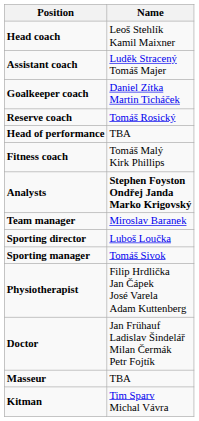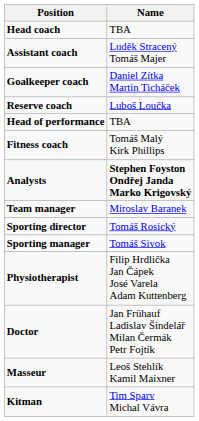(142, 36) Leoš Stehlík Kamil Maixner -> (120, 30) TBA
(143, 117) Tomáš Rosický -> (140, 105) Luboš Loučka
(140, 238) Luboš Loučka -> (143, 226) Tomáš Rosický
(120, 378) TBA -> (142, 372) Leoš Stehlík Kamil Maixner
